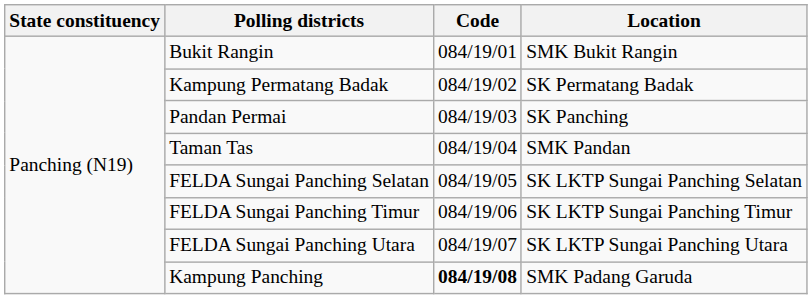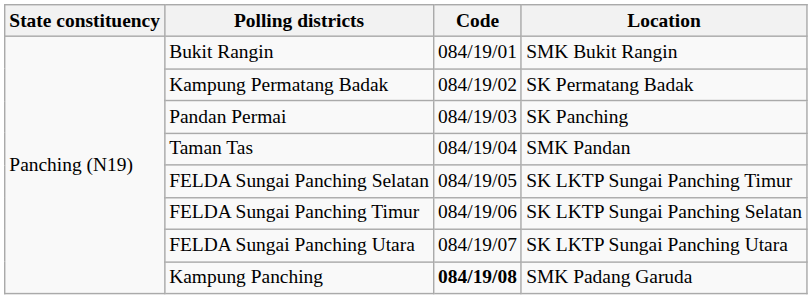(664, 180) SK LKTP Sungai Panching Selatan -> (659, 180) SK LKTP Sungai Panching Timur
(659, 212) SK LKTP Sungai Panching Timur -> (664, 212) SK LKTP Sungai Panching Selatan
